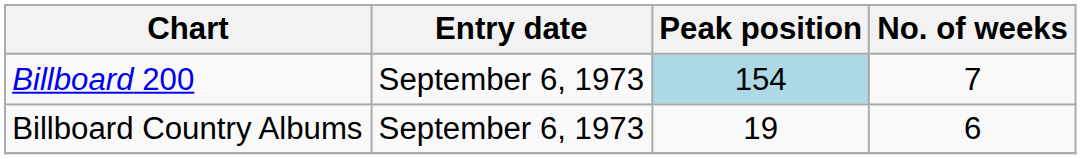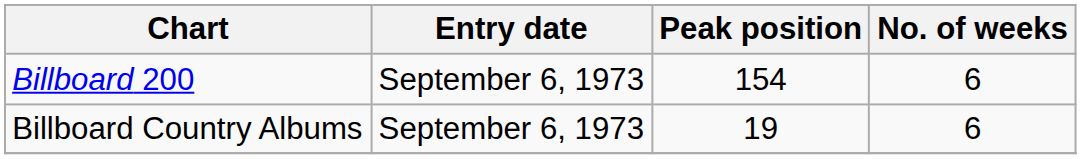(761, 78) lightblue background -> (761, 78) no background
(973, 78) 7 -> (973, 78) 6
